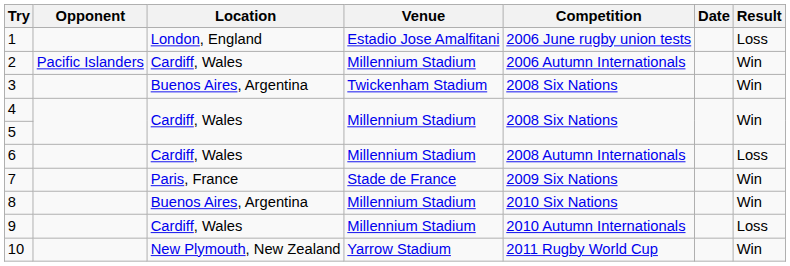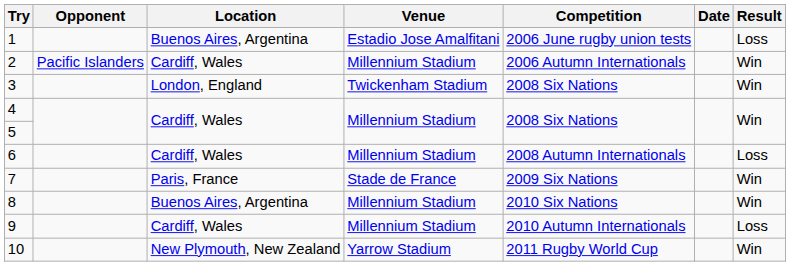(206, 39) London, England -> (229, 39) Buenos Aires, Argentina
(229, 86) Buenos Aires, Argentina -> (206, 86) London, England
